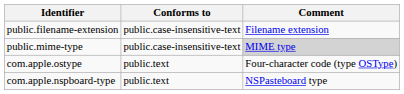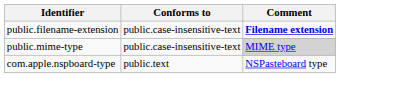(287, 30) normal -> (289, 30) bold
- row: (44, 64)
